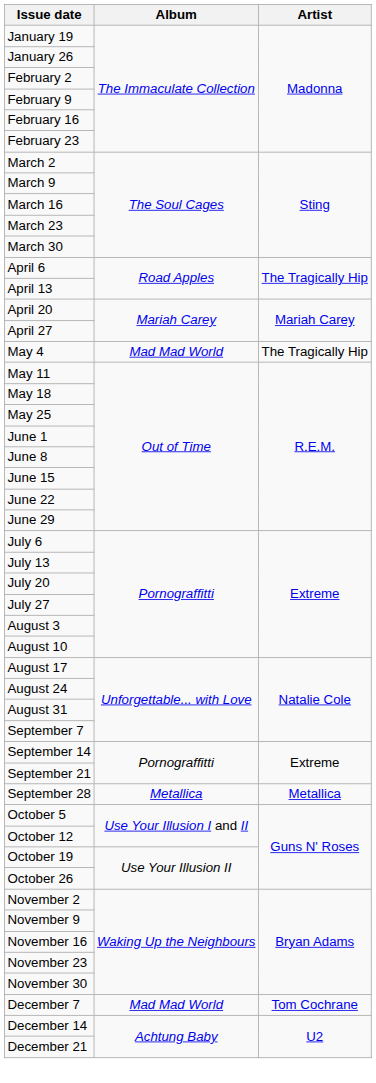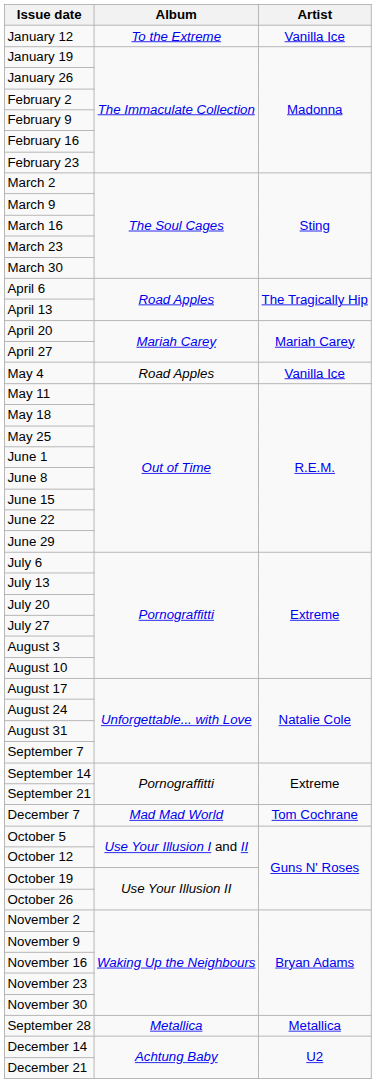+ row: (40, 36)
(176, 352) Mad Mad World -> (176, 373) Road Apples
(315, 352) The Tragically Hip -> (315, 373) Vanilla Ice
rows swapped: (49, 794) <-> (44, 1004)
